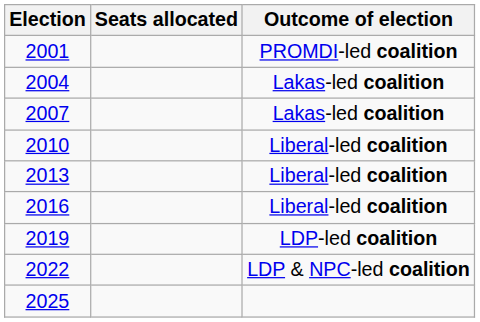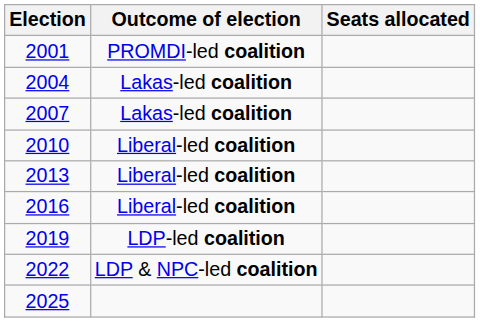columns swapped: (166, 20) <-> (358, 20)
